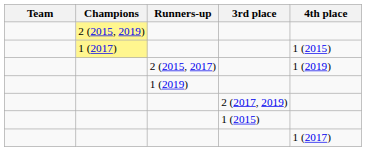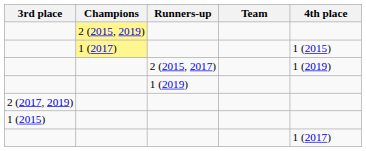columns swapped: (40, 13) <-> (254, 13)
